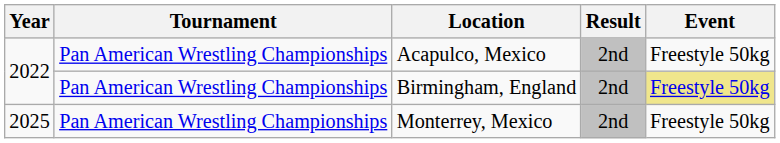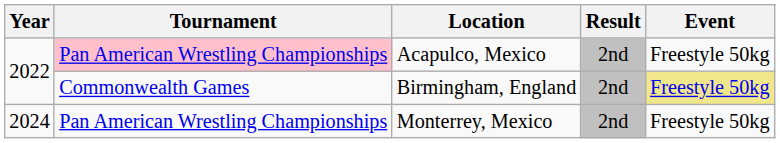(223, 54) no background -> (223, 54) pink background
(223, 88) Pan American Wrestling Championships -> (154, 88) Commonwealth Games
(30, 121) 2025 -> (30, 121) 2024
